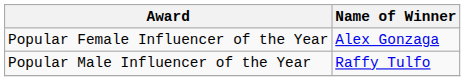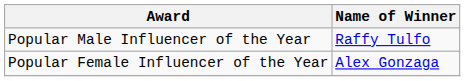rows swapped: (160, 63) <-> (168, 40)
